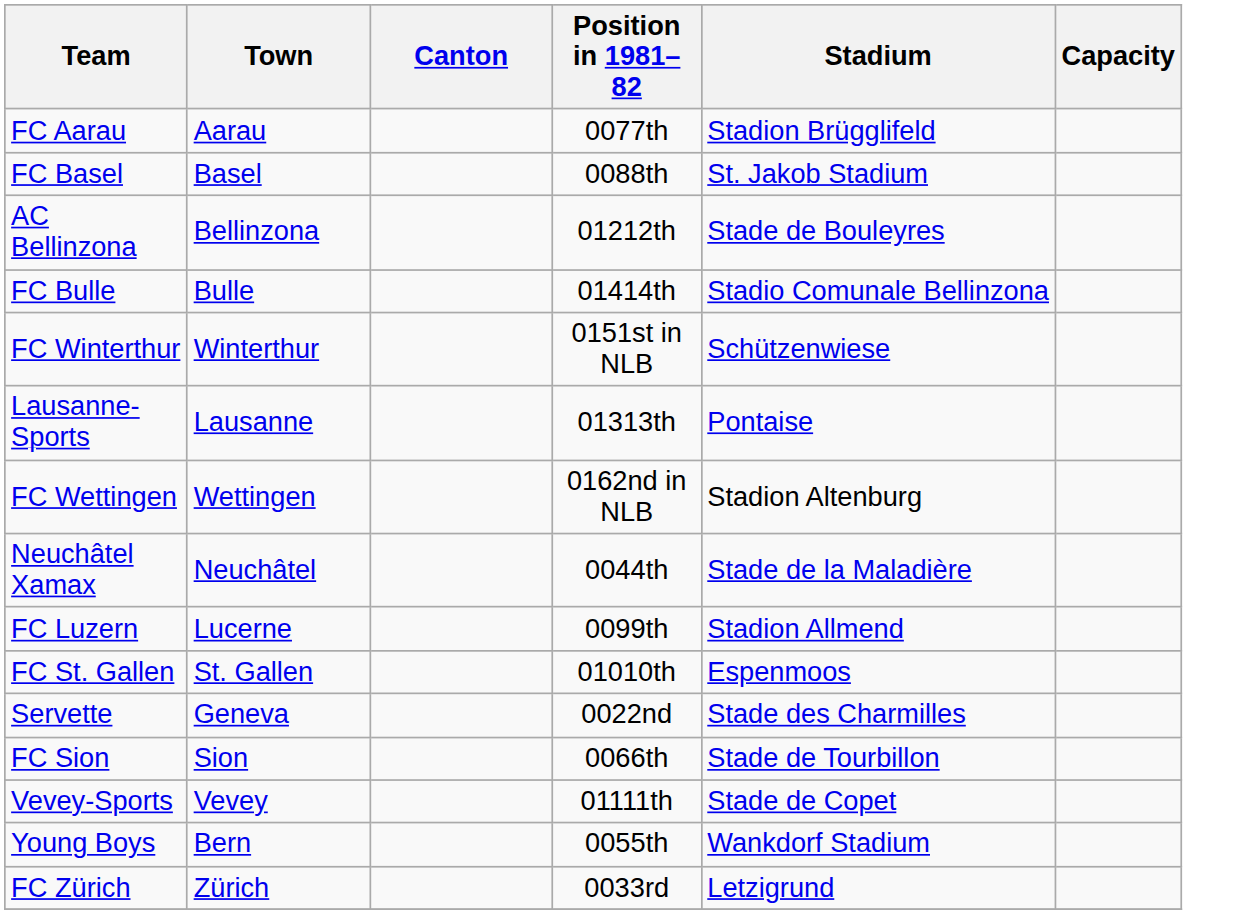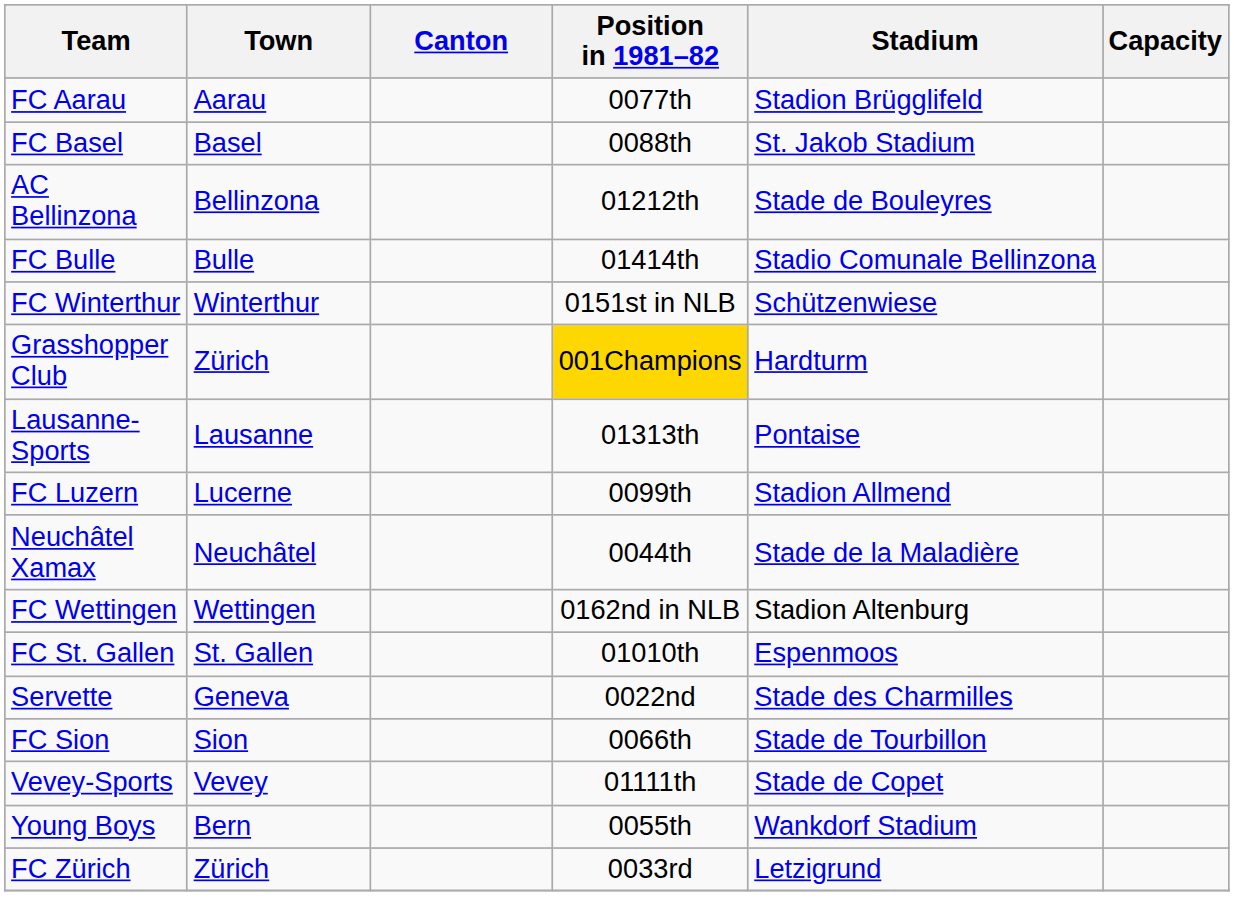+ row: (90, 361)
rows swapped: (75, 628) <-> (94, 496)
